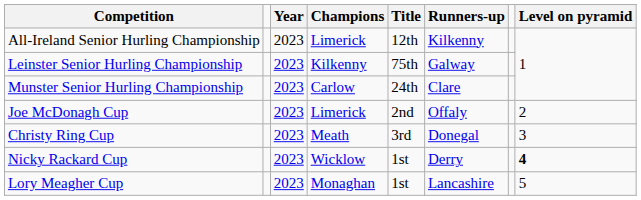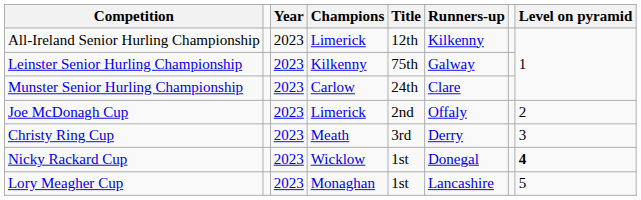(453, 135) Donegal -> (445, 135) Derry
(445, 159) Derry -> (453, 159) Donegal
